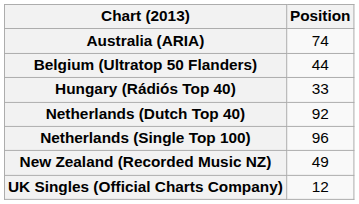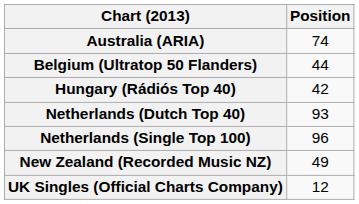(320, 89) 33 -> (320, 89) 42
(320, 114) 92 -> (320, 114) 93
